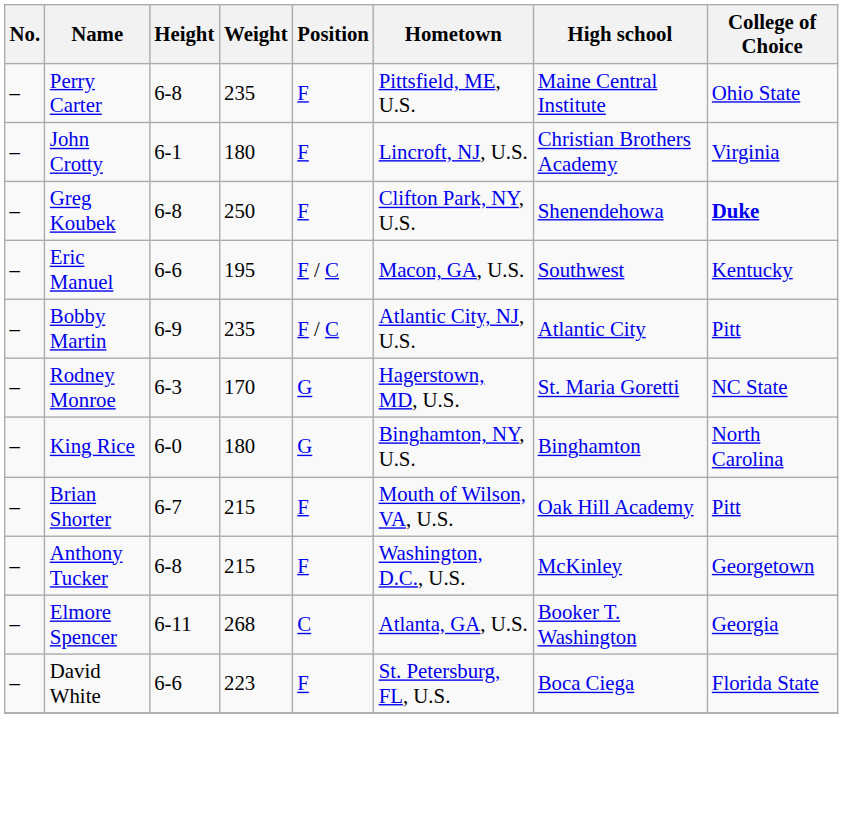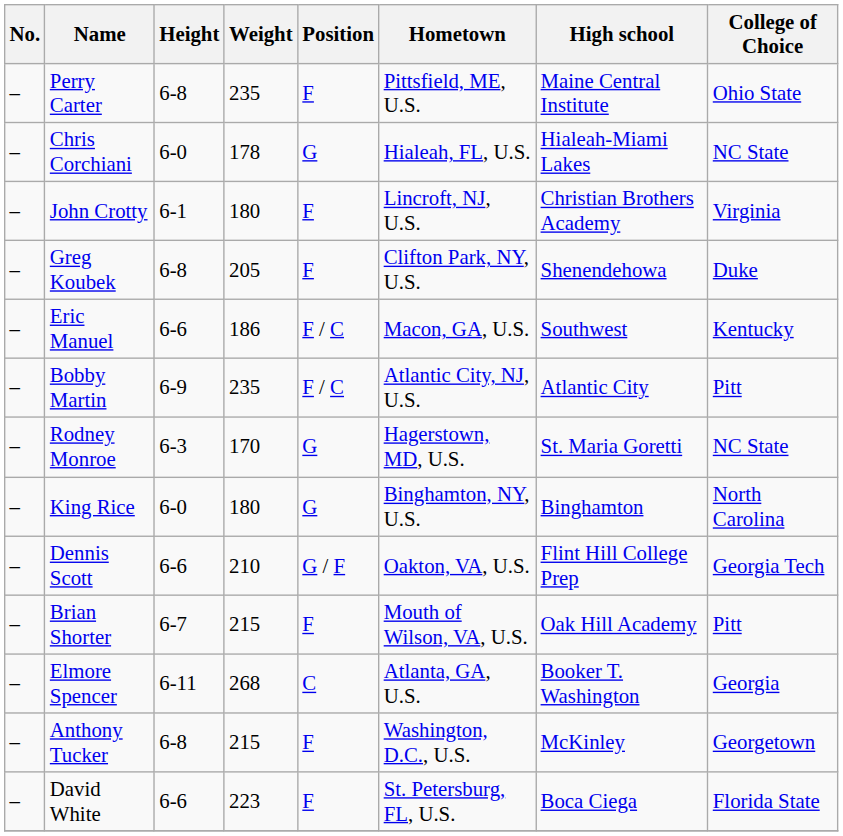+ row: (91, 152)
(240, 211) 250 -> (245, 270) 205
(736, 211) bold -> (735, 270) normal
(240, 270) 195 -> (245, 329) 186
+ row: (79, 565)
rows swapped: (83, 624) <-> (86, 565)
